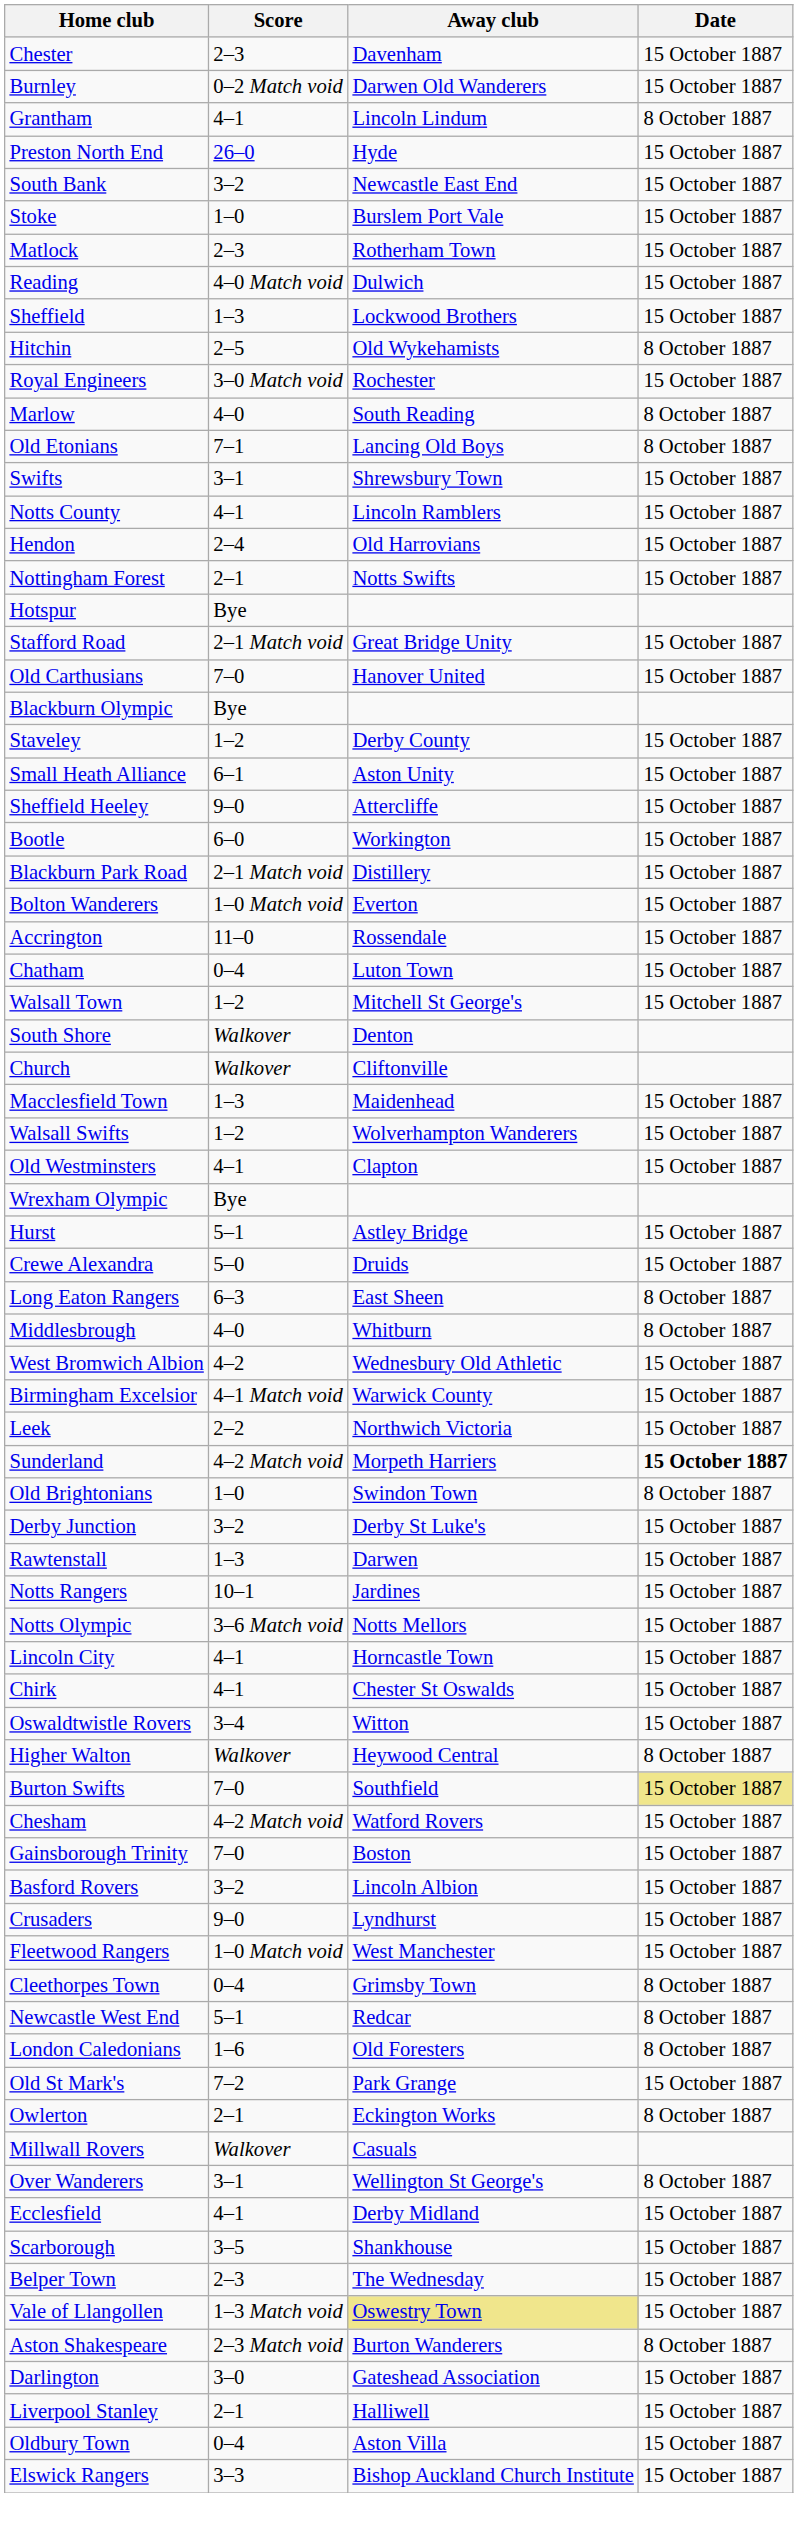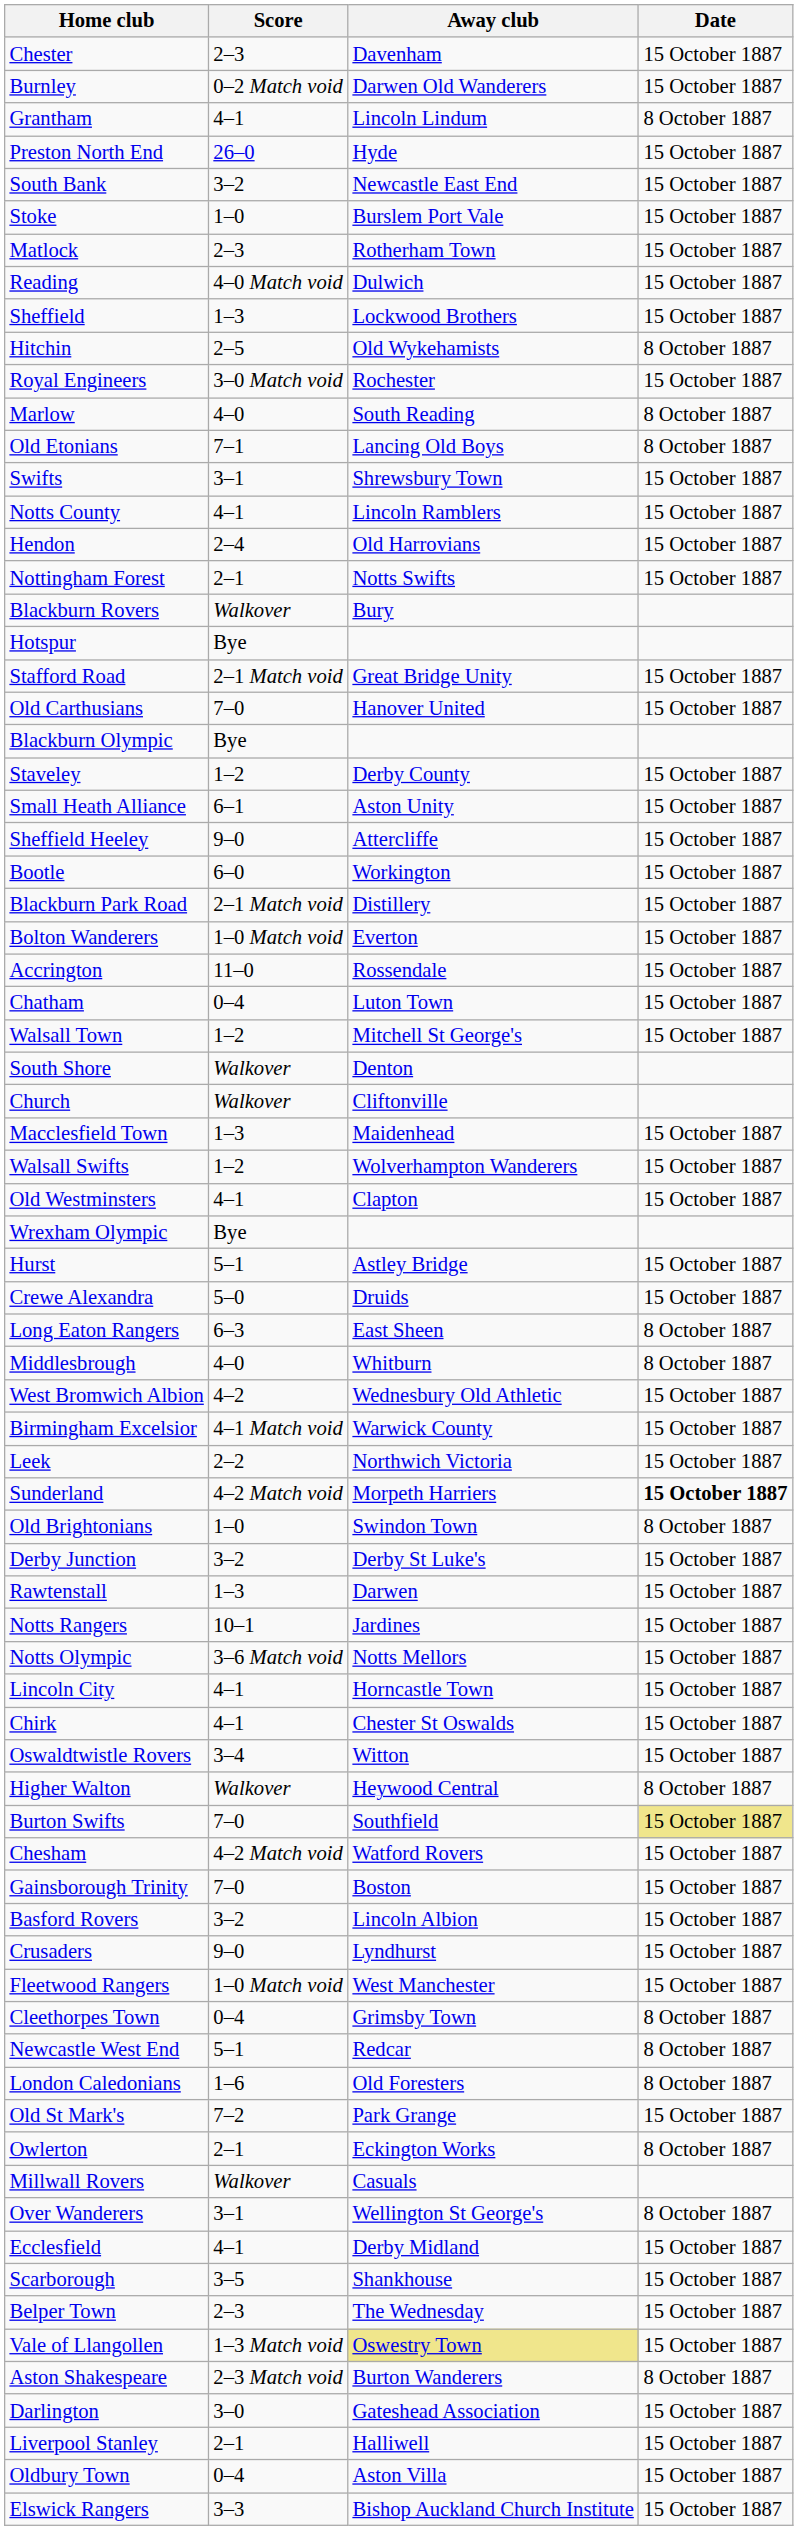+ row: (84, 610)
